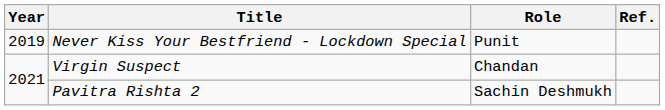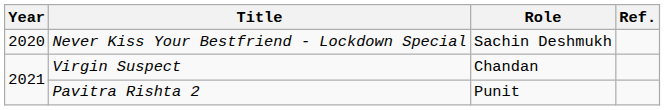(27, 42) 2019 -> (27, 42) 2020
(497, 42) Punit -> (543, 42) Sachin Deshmukh
(543, 92) Sachin Deshmukh -> (497, 92) Punit
